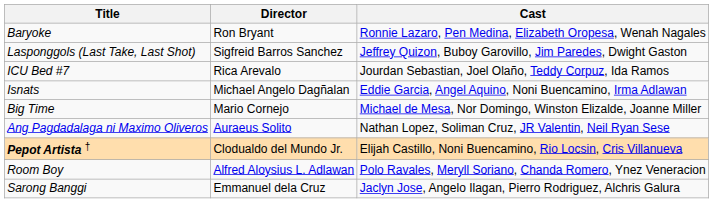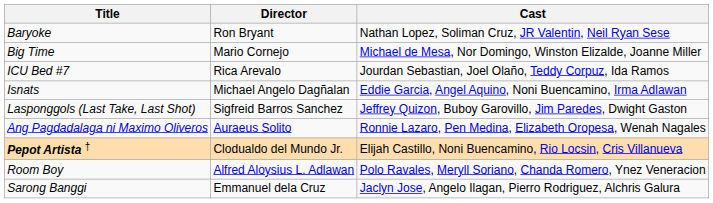(533, 33) Ronnie Lazaro, Pen Medina, Elizabeth Oropesa, Wenah Nagales -> (515, 33) Nathan Lopez, Soliman Cruz, JR Valentin, Neil Ryan Sese
rows swapped: (31, 109) <-> (101, 52)
(515, 128) Nathan Lopez, Soliman Cruz, JR Valentin, Neil Ryan Sese -> (533, 128) Ronnie Lazaro, Pen Medina, Elizabeth Oropesa, Wenah Nagales
